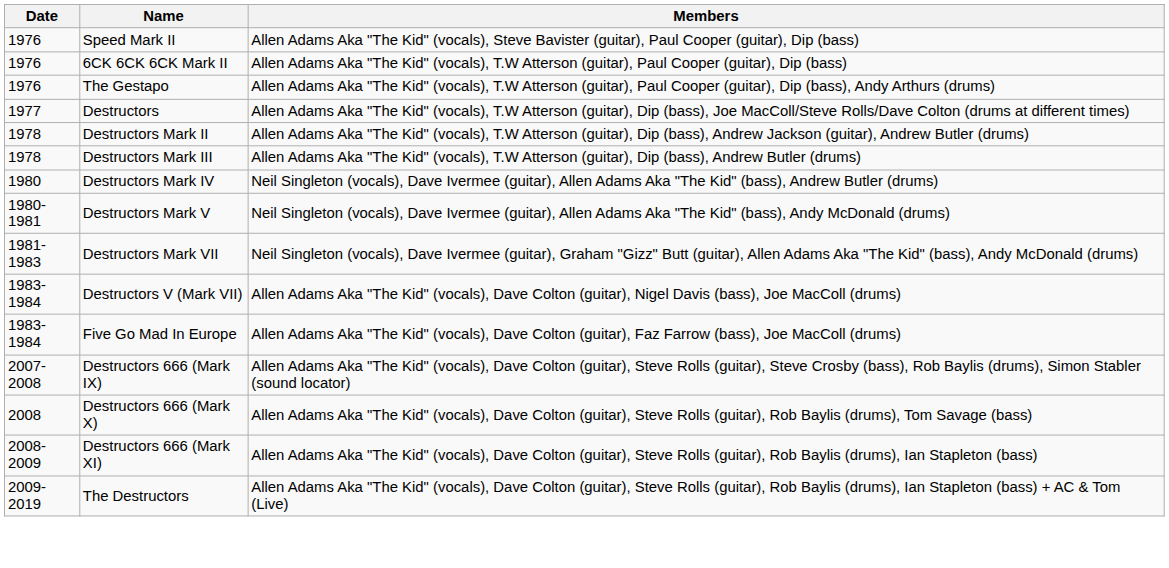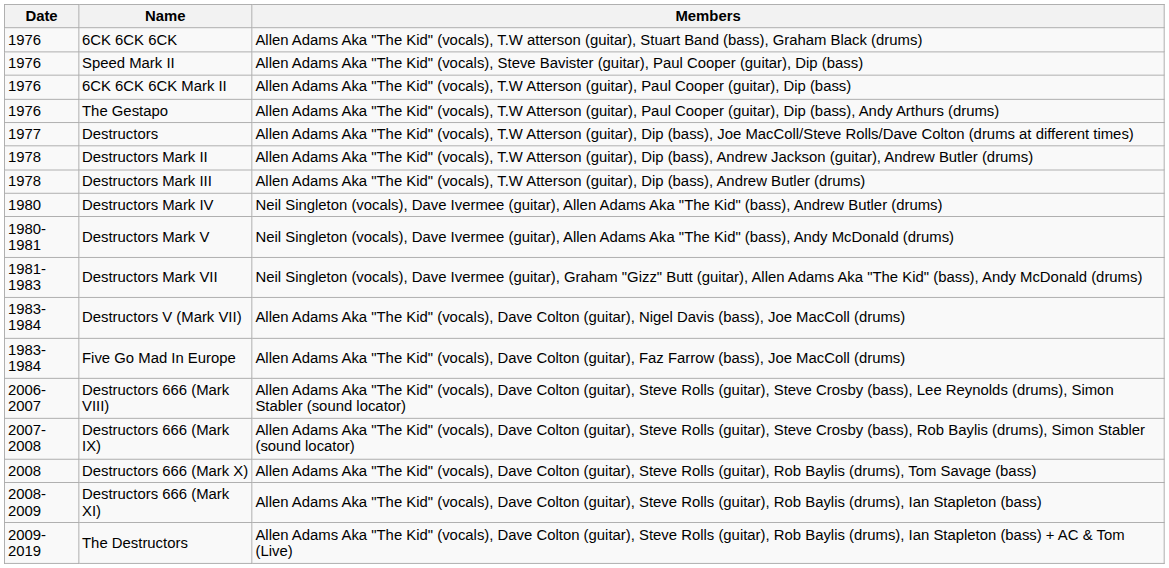+ row: (130, 39)
+ row: (156, 398)
